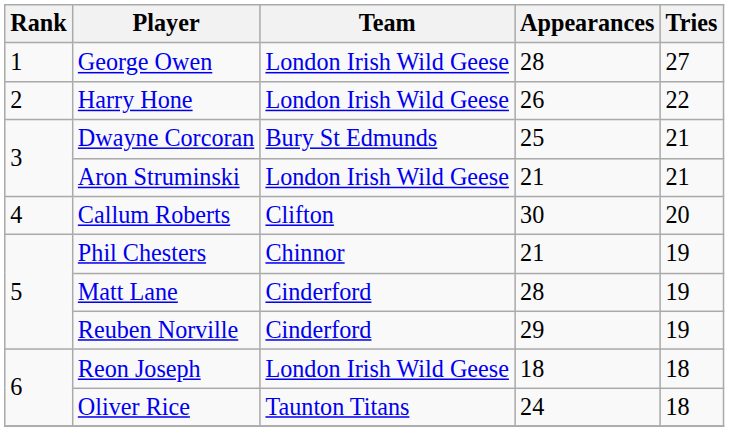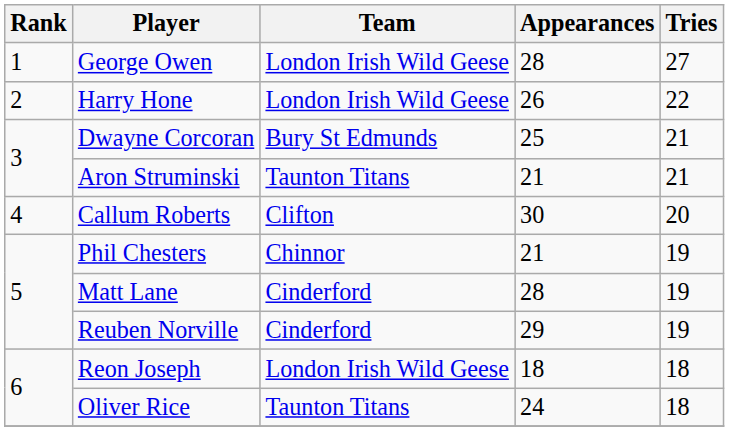(387, 176) London Irish Wild Geese -> (337, 176) Taunton Titans
